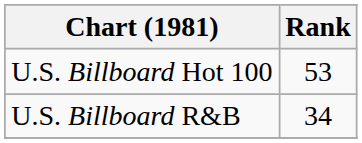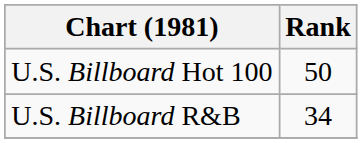(318, 71) 53 -> (318, 71) 50
